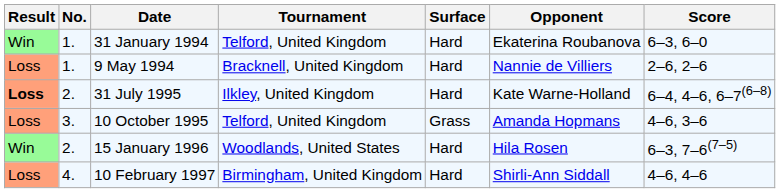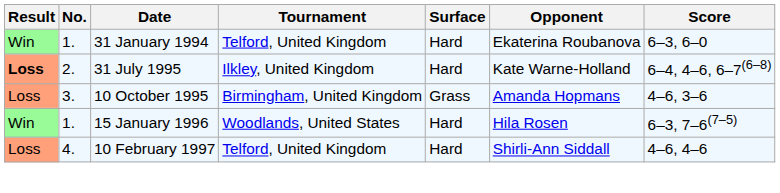- row: (134, 66)
(304, 120) Telford, United Kingdom -> (322, 95) Birmingham, United Kingdom
(69, 147) 2. -> (69, 122) 1.
(322, 174) Birmingham, United Kingdom -> (304, 149) Telford, United Kingdom
